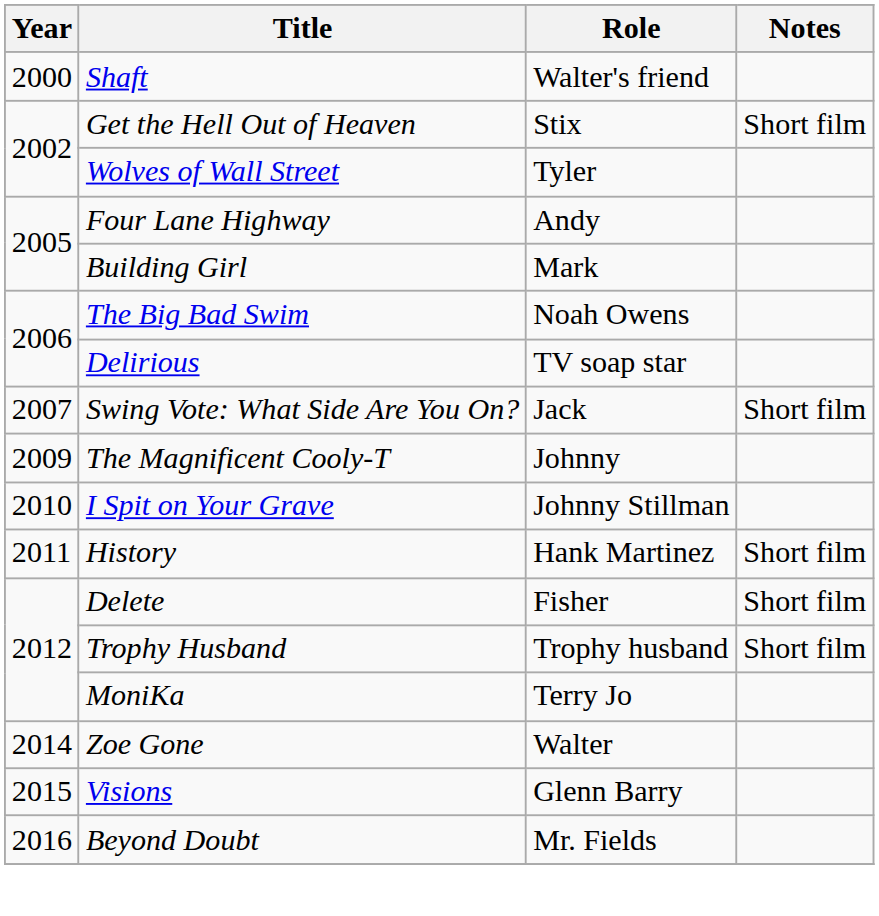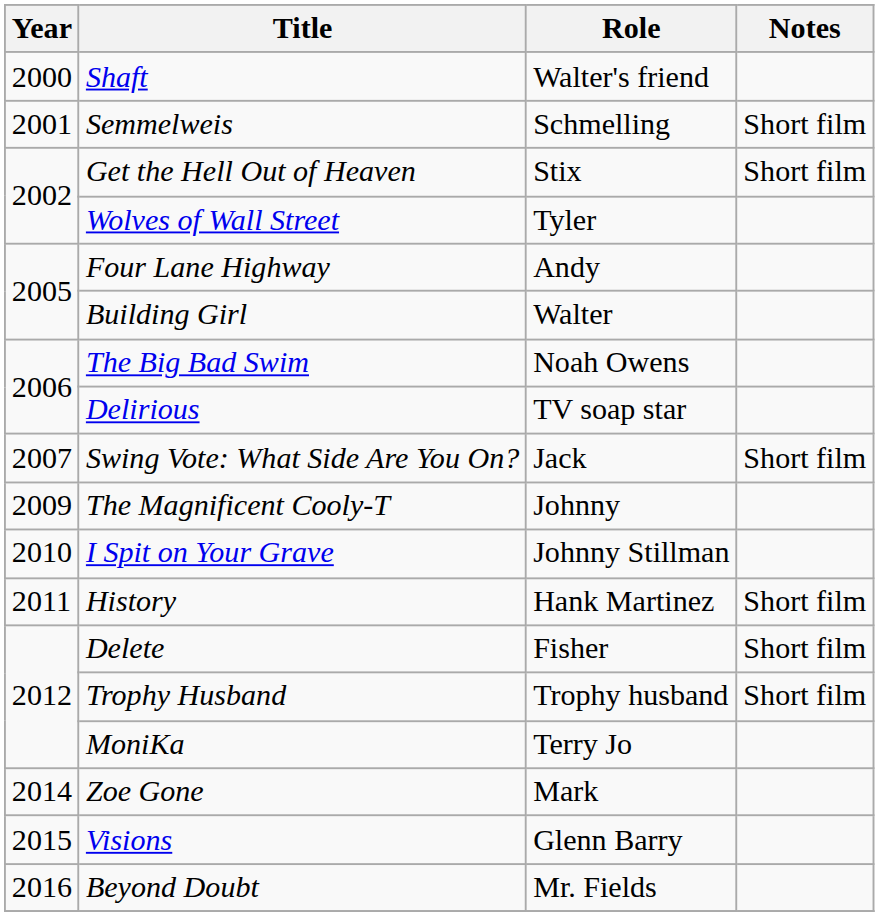+ row: (159, 123)
(566, 266) Mark -> (573, 314) Walter
(573, 743) Walter -> (566, 791) Mark
